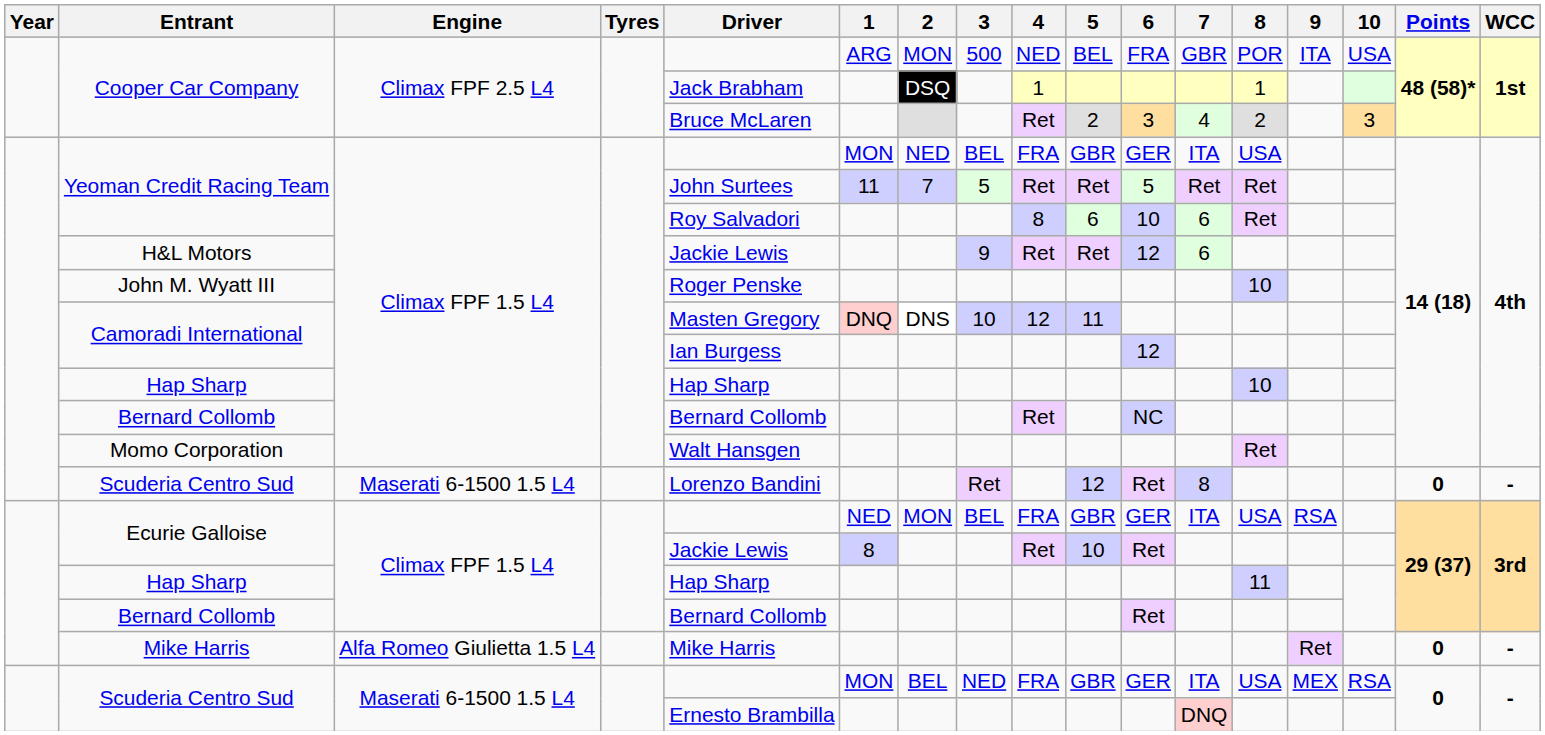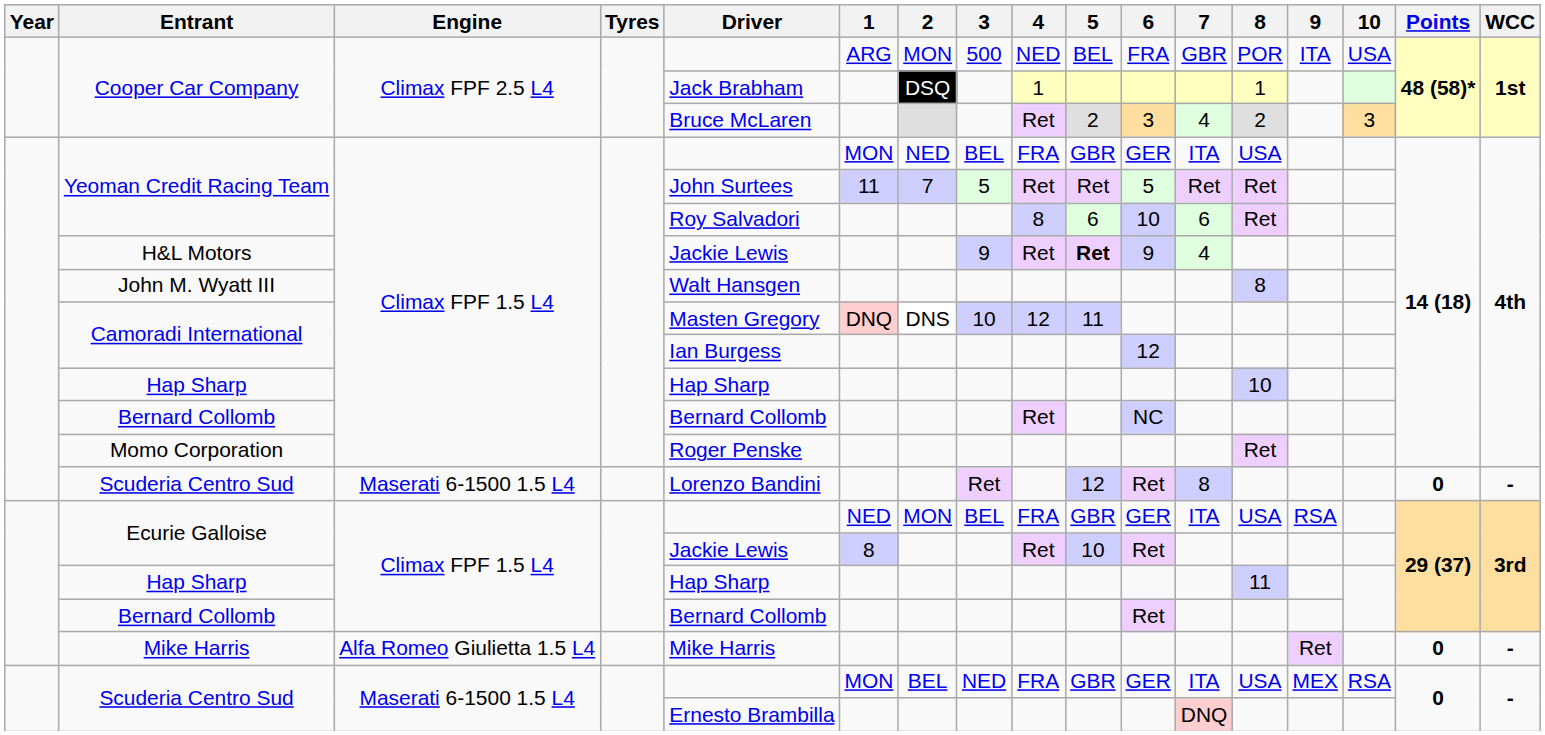(1093, 252) normal -> (1093, 252) bold
(1148, 252) 12 -> (1148, 252) 9
(1204, 252) 6 -> (1204, 252) 4
(736, 285) Roger Penske -> (735, 285) Walt Hansgen
(1260, 285) 10 -> (1260, 285) 8
(735, 450) Walt Hansgen -> (736, 450) Roger Penske
